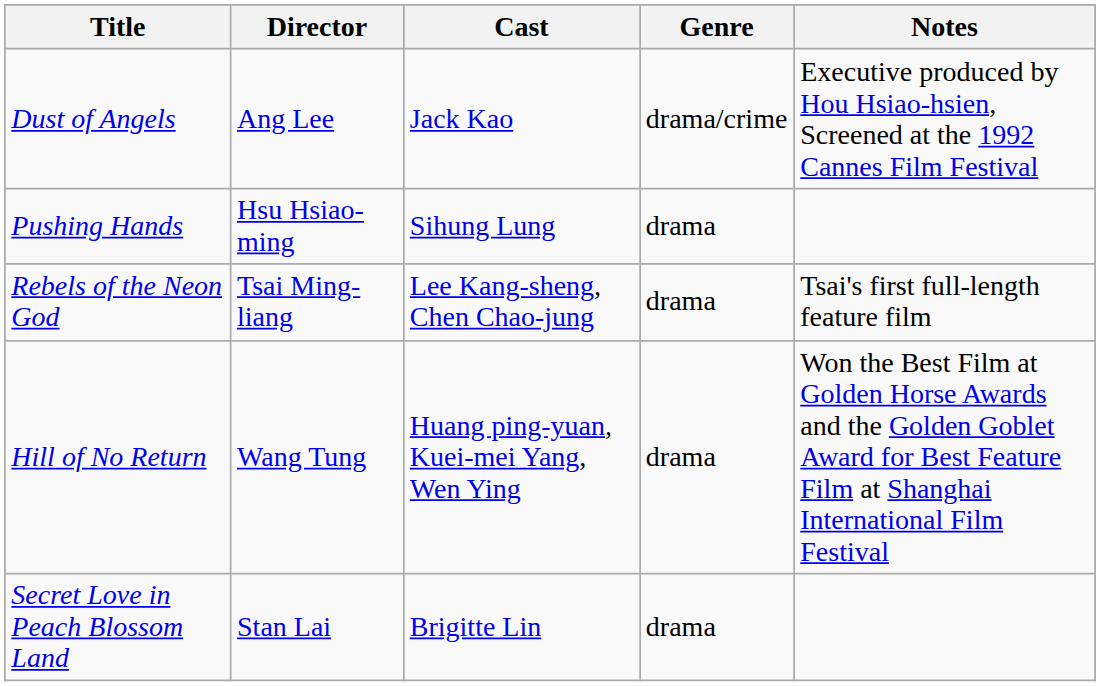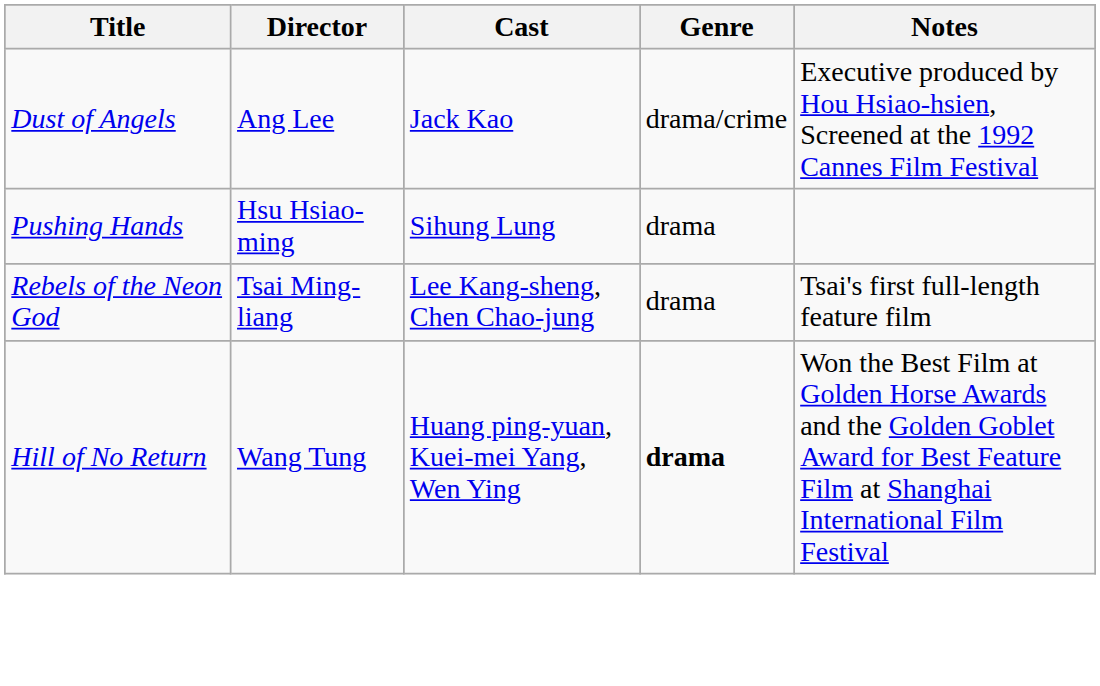(681, 456) normal -> (685, 456) bold
- row: (97, 626)
